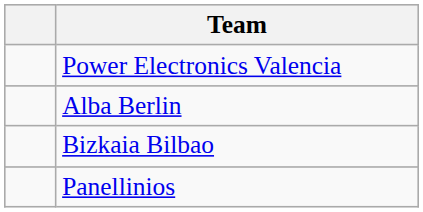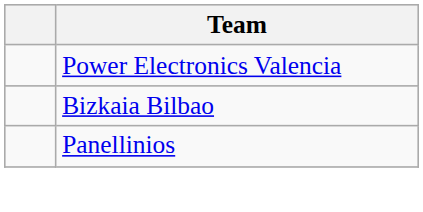- row: (122, 105)
